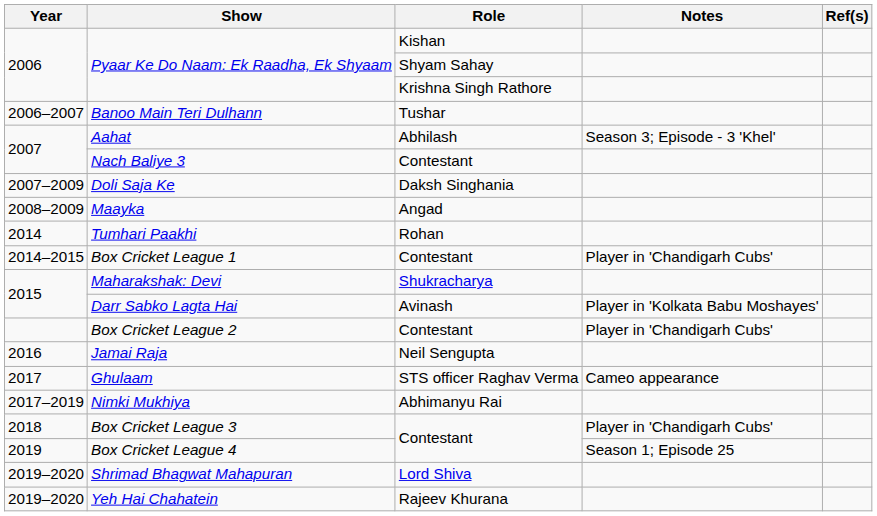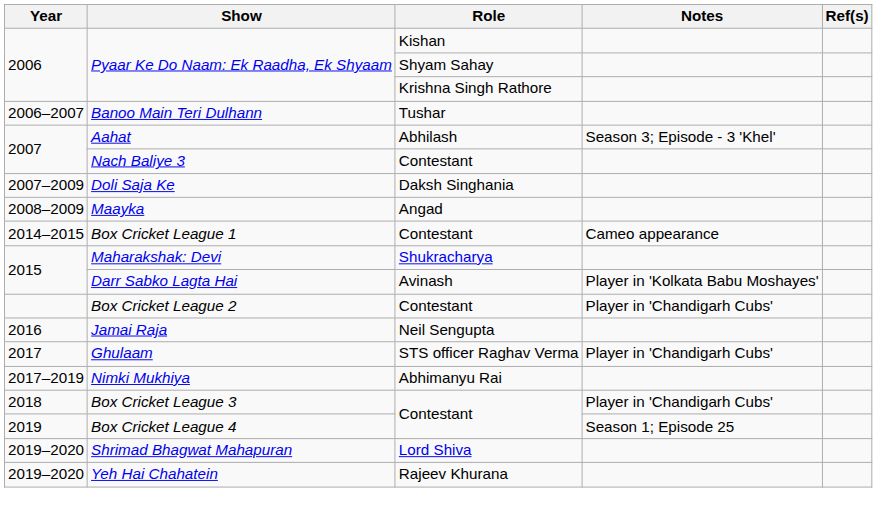- row: (144, 233)
(679, 257) Player in 'Chandigarh Cubs' -> (652, 233) Cameo appearance
(652, 378) Cameo appearance -> (679, 354) Player in 'Chandigarh Cubs'
